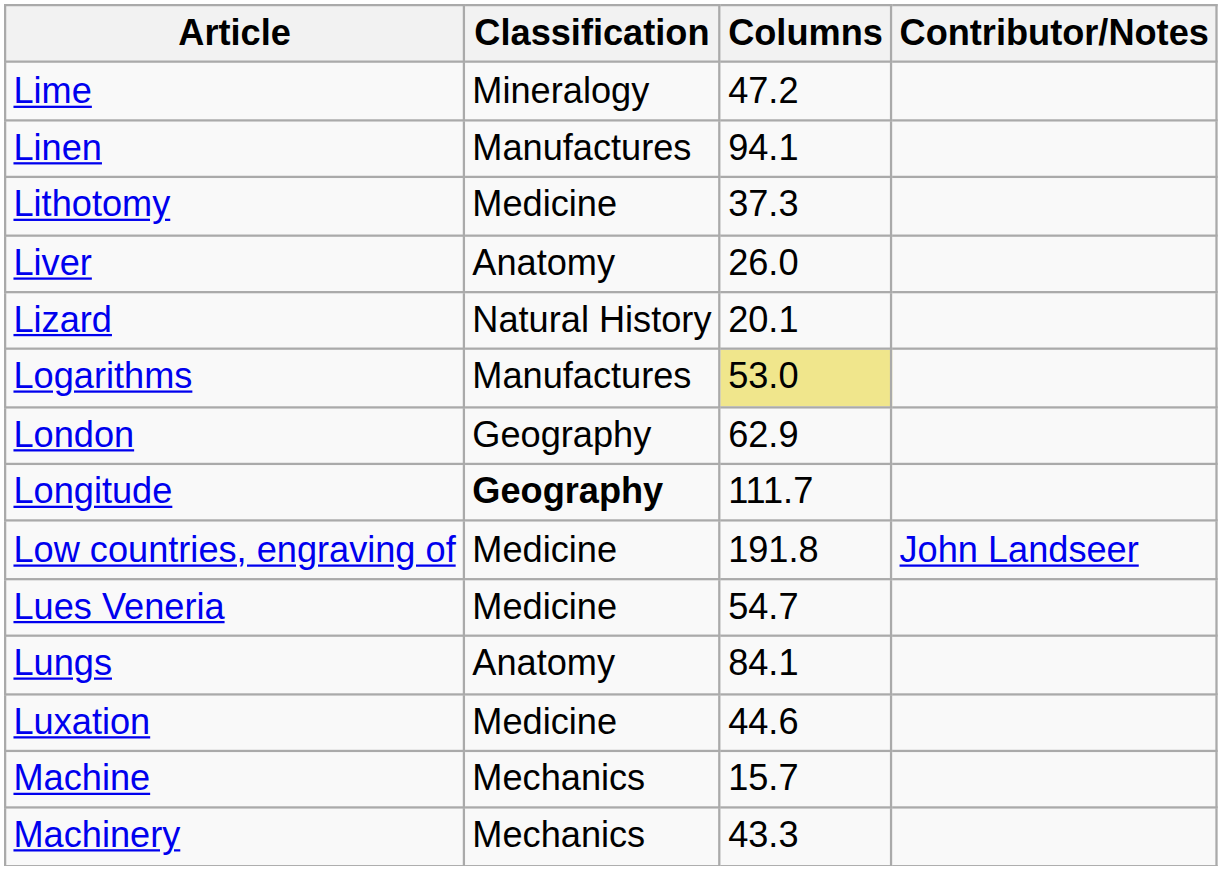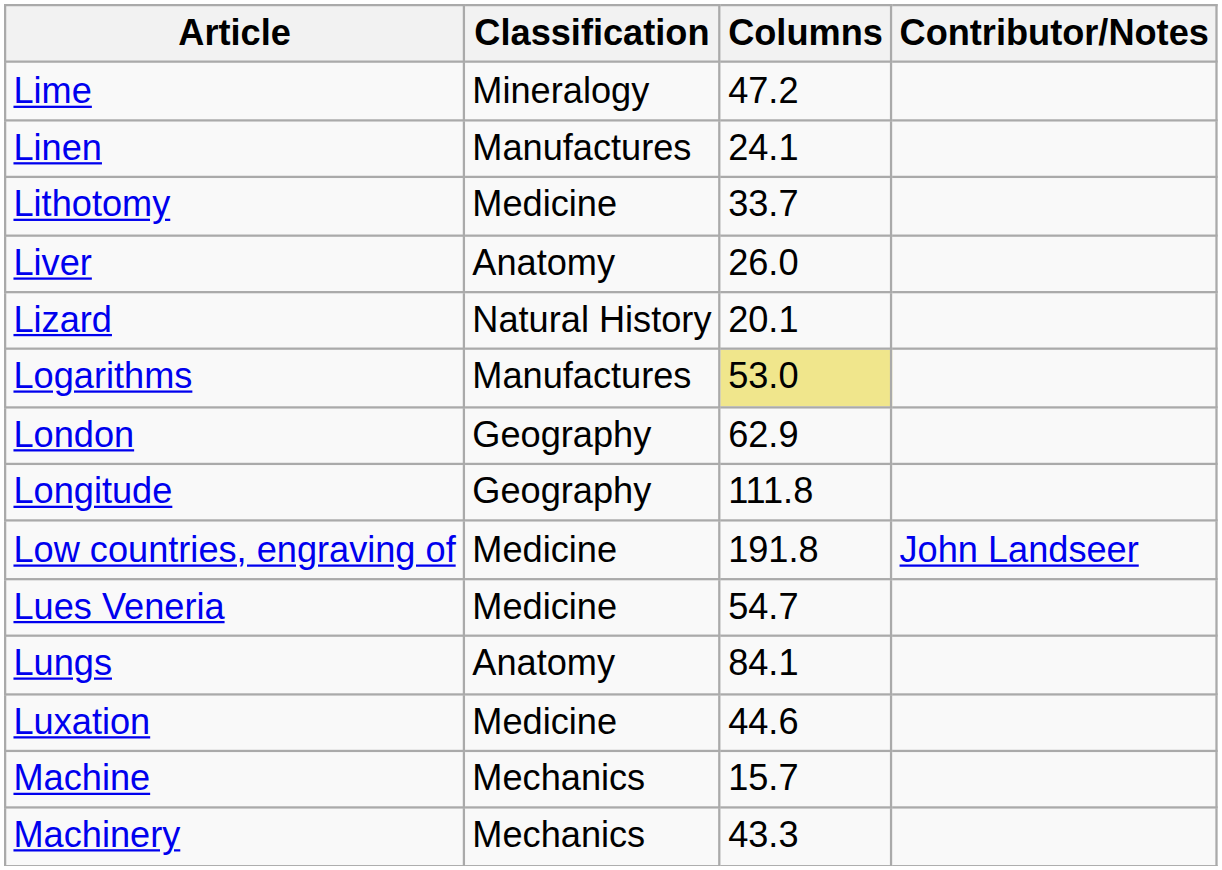(763, 147) 94.1 -> (763, 147) 24.1
(763, 205) 37.3 -> (763, 205) 33.7
(568, 491) bold -> (562, 491) normal
(771, 491) 111.7 -> (771, 491) 111.8
